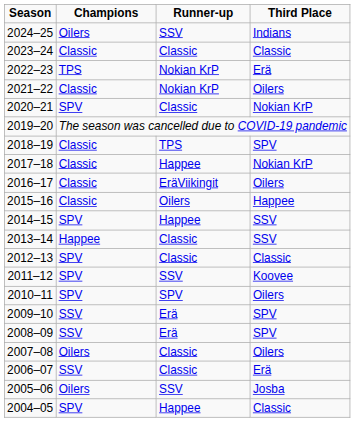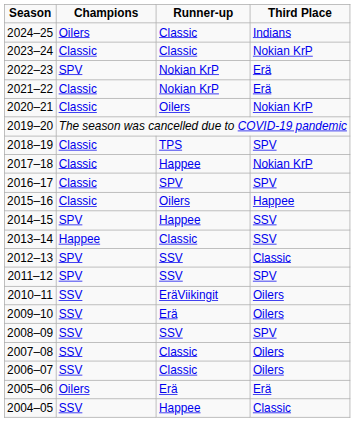(171, 32) SSV -> (178, 32) Classic
(272, 51) Classic -> (283, 51) Nokian KrP
(70, 70) TPS -> (71, 70) SPV
(268, 88) Oilers -> (262, 88) Erä
(71, 107) SPV -> (78, 107) Classic
(178, 107) Classic -> (175, 107) Oilers
(189, 182) EräViikingit -> (171, 182) SPV
(268, 182) Oilers -> (265, 182) SPV
(178, 257) Classic -> (171, 257) SSV
(273, 276) Koovee -> (265, 276) SPV
(71, 295) SPV -> (71, 295) SSV
(171, 295) SPV -> (189, 295) EräViikingit
(265, 314) SPV -> (268, 314) Oilers
(168, 333) Erä -> (171, 333) SSV
(74, 351) Oilers -> (71, 351) SSV
(262, 370) Erä -> (268, 370) Oilers
(171, 389) SSV -> (168, 389) Erä
(269, 389) Josba -> (262, 389) Erä
(71, 408) SPV -> (71, 408) SSV
